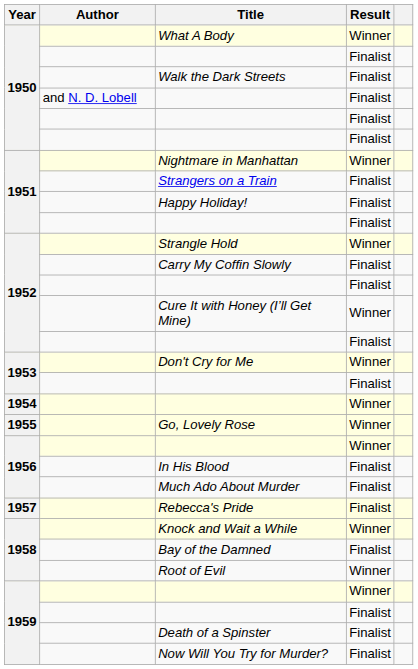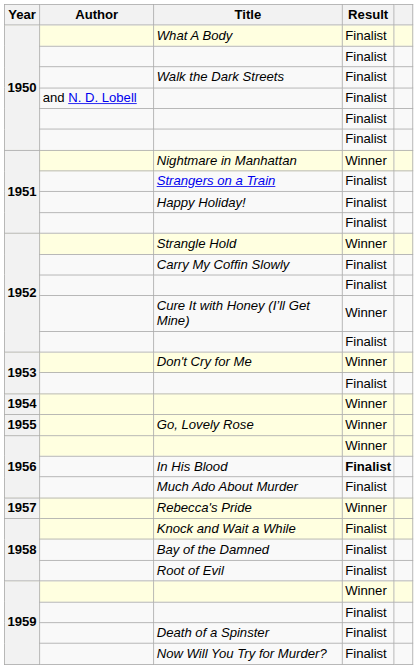(370, 35) Winner -> (366, 35) Finalist
(370, 466) normal -> (368, 466) bold
(370, 508) Finalist -> (366, 508) Winner
(370, 529) Winner -> (366, 529) Finalist
(370, 570) Winner -> (366, 570) Finalist
